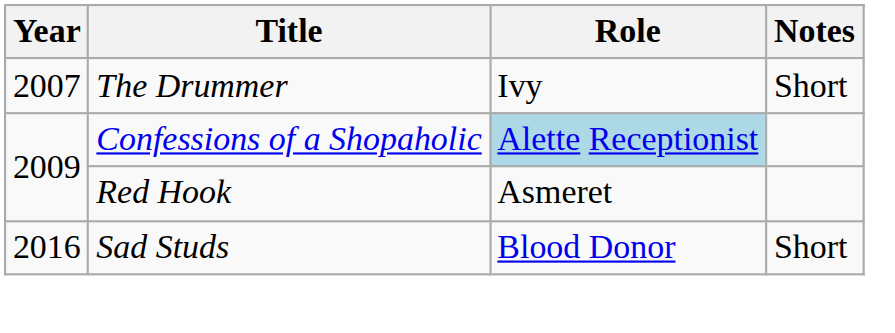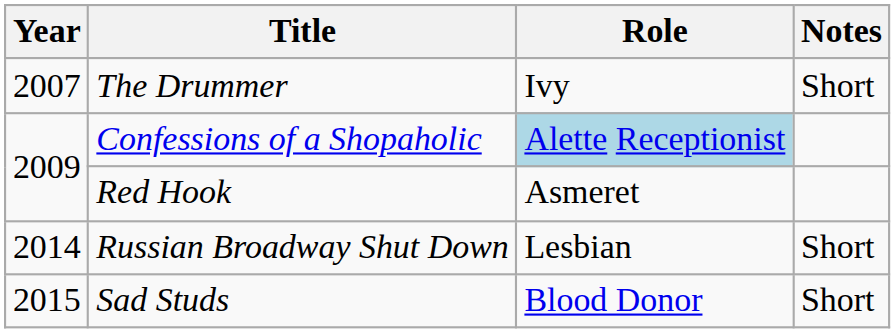+ row: (303, 246)
(47, 246) 2016 -> (47, 300) 2015
